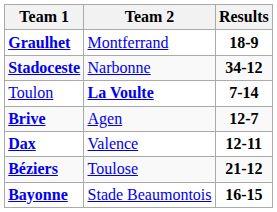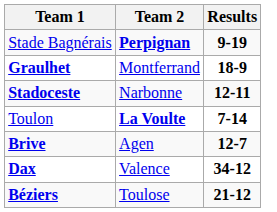+ row: (60, 42)
(244, 67) 34-12 -> (232, 93) 12-11
(244, 144) 12-11 -> (232, 169) 34-12
- row: (38, 194)
